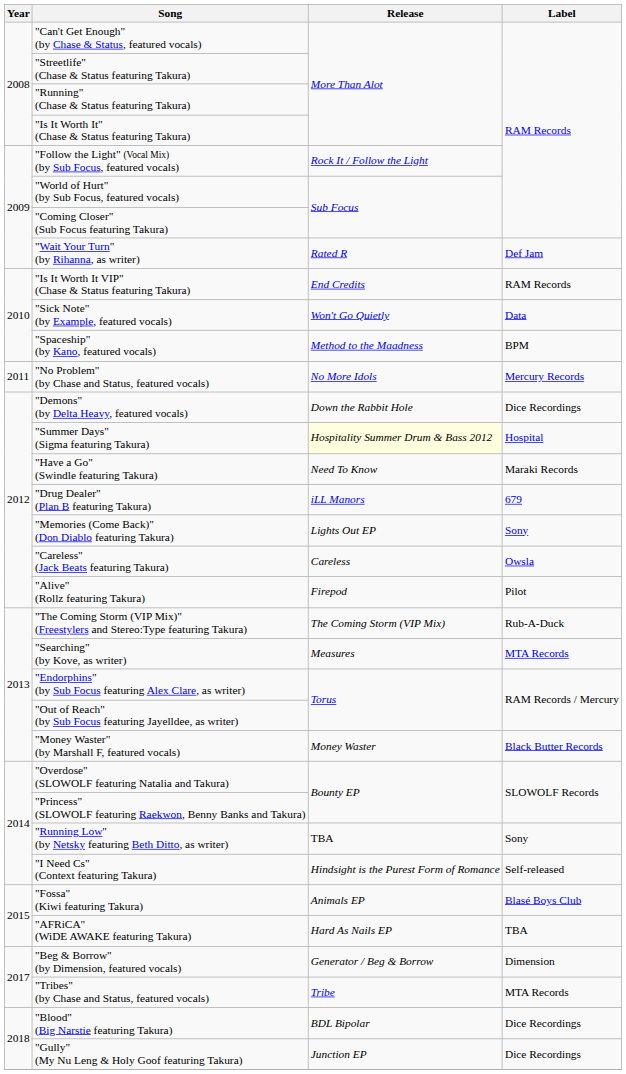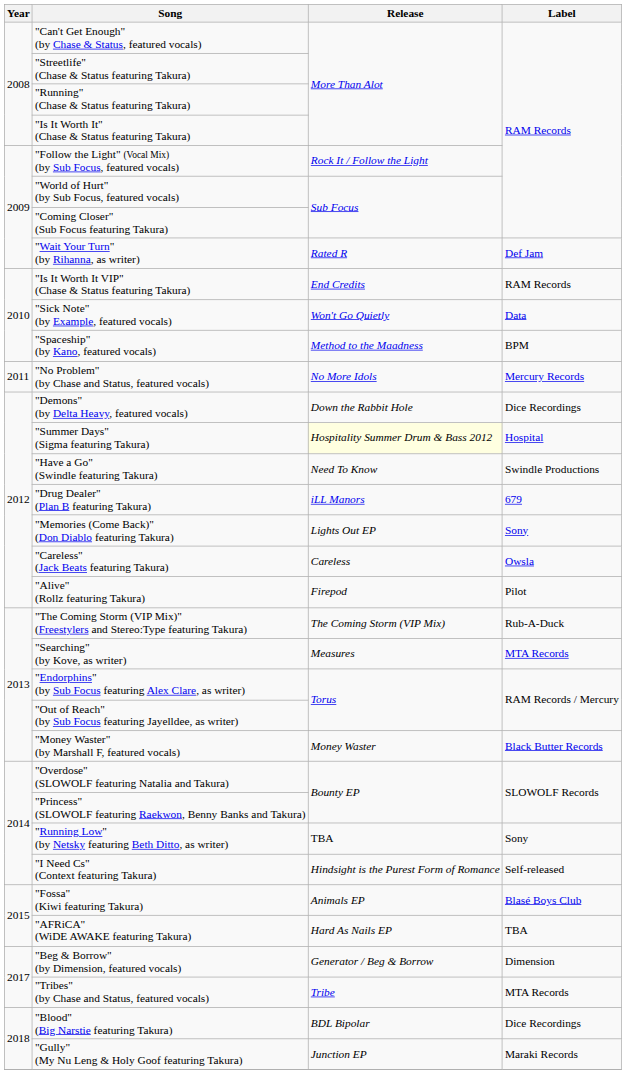(541, 469) Maraki Records -> (552, 469) Swindle Productions
(543, 1054) Dice Recordings -> (541, 1054) Maraki Records
